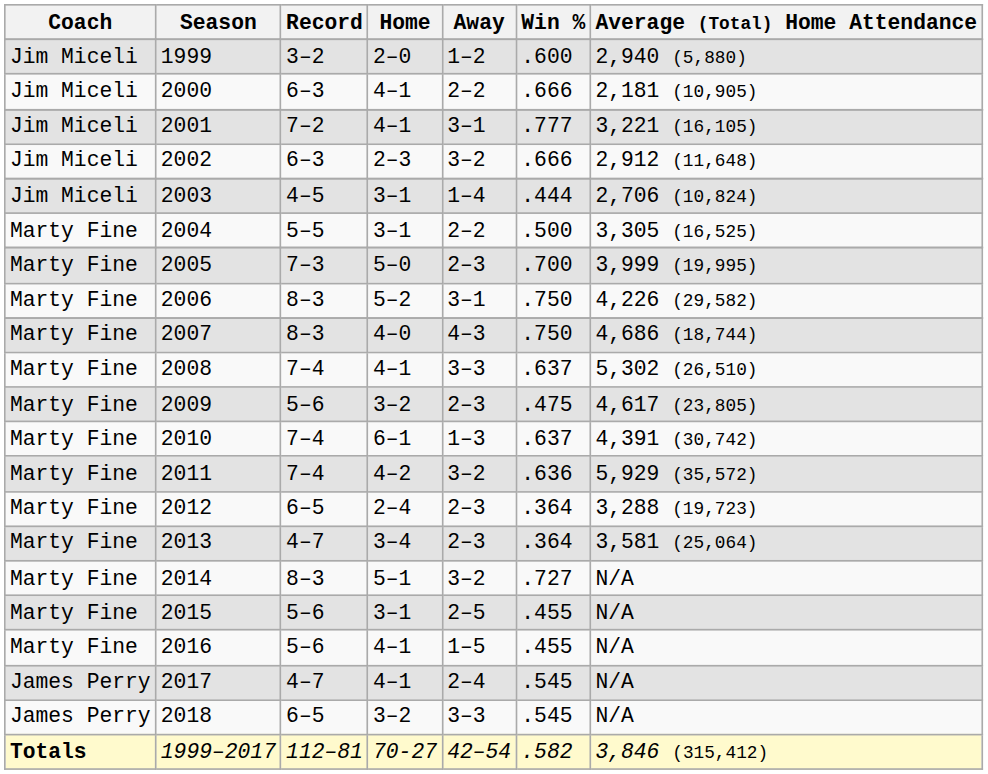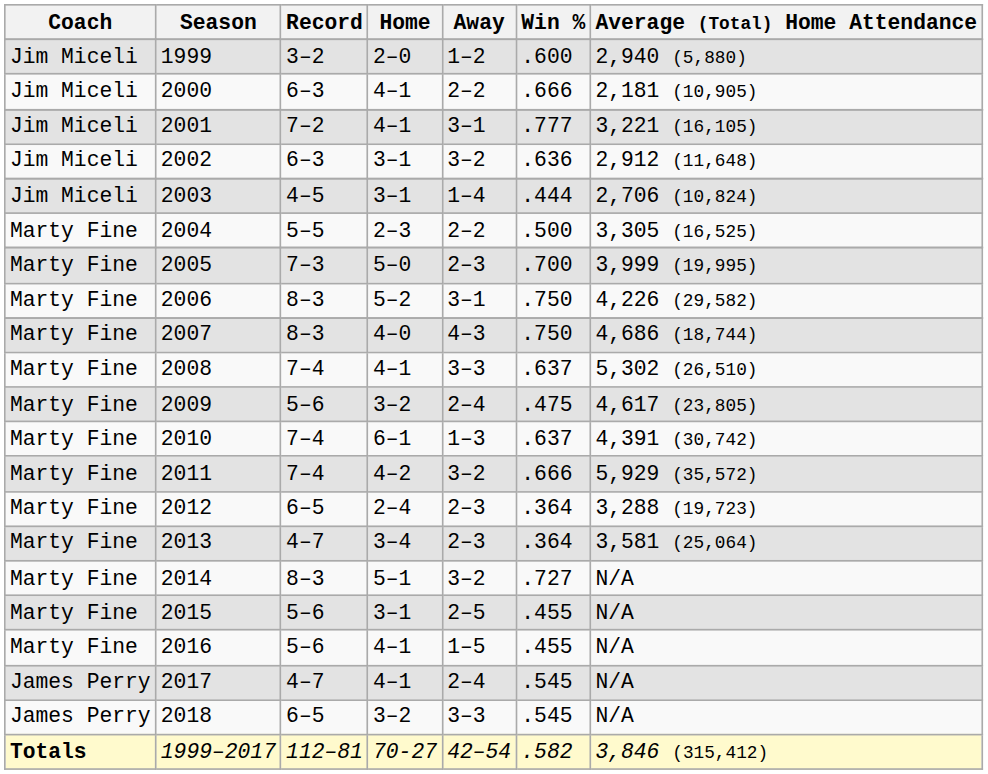(392, 161) 2–3 -> (392, 161) 3–1
(547, 161) .666 -> (547, 161) .636
(392, 231) 3–1 -> (392, 231) 2–3
(466, 404) 2–3 -> (466, 404) 2–4
(547, 474) .636 -> (547, 474) .666
